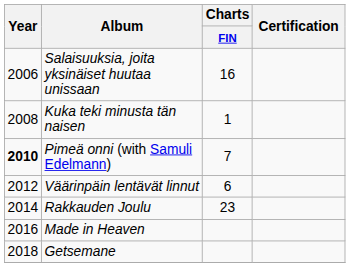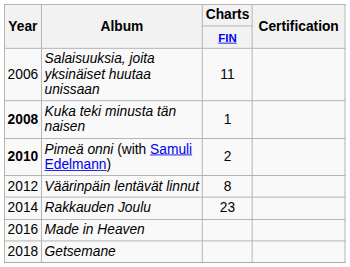(227, 74) 16 -> (227, 74) 11
(23, 119) normal -> (23, 119) bold
(227, 156) 7 -> (227, 156) 2
(227, 186) 6 -> (227, 186) 8
